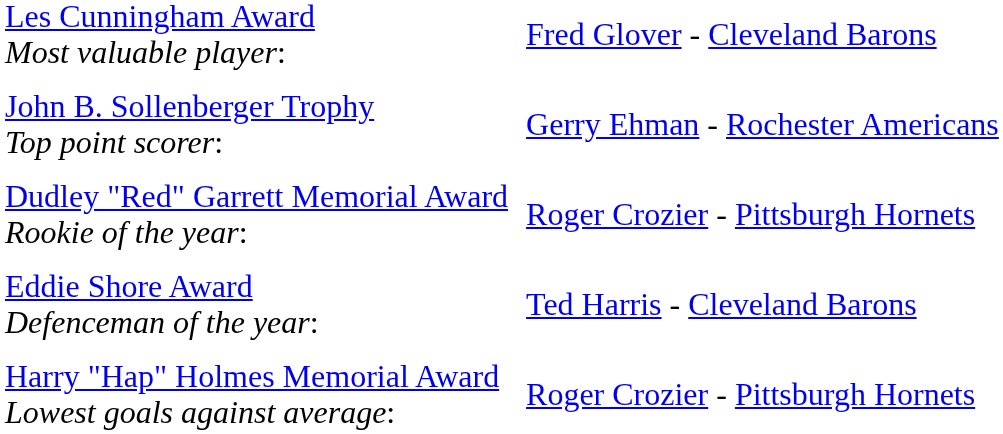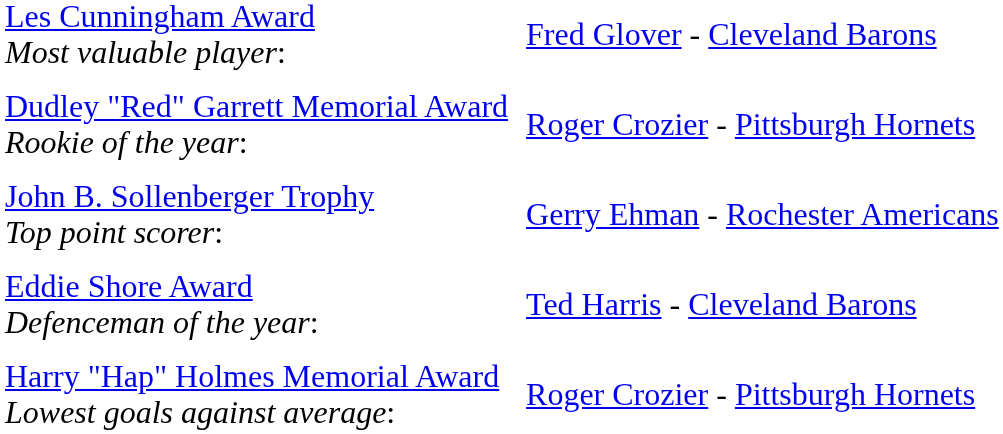rows swapped: (190, 124) <-> (257, 214)
